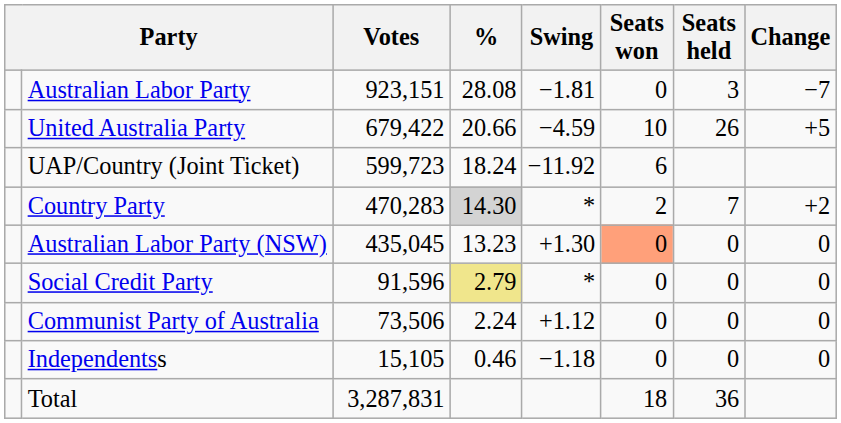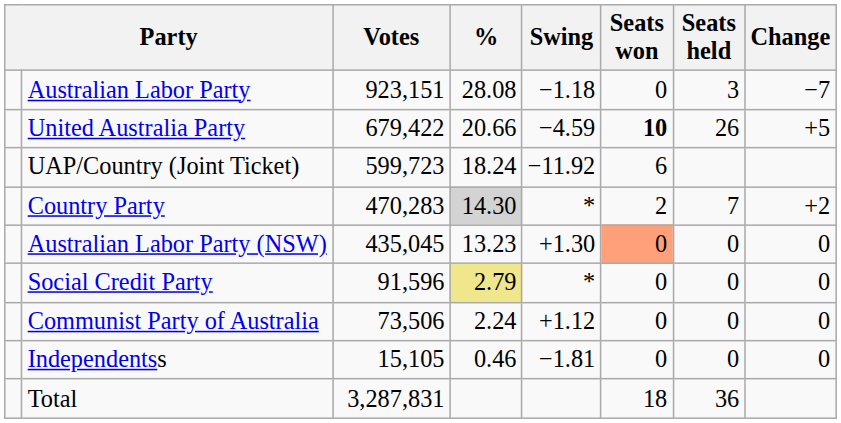(567, 89) −1.81 -> (567, 89) −1.18
(655, 128) normal -> (655, 128) bold
(567, 359) −1.18 -> (567, 359) −1.81
